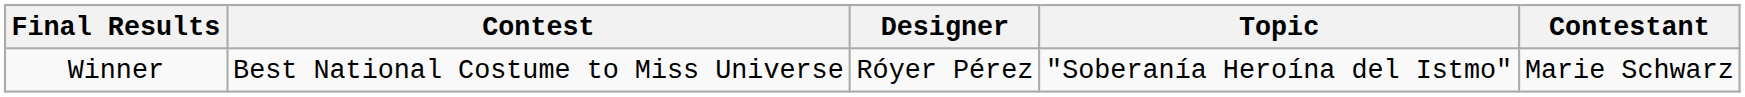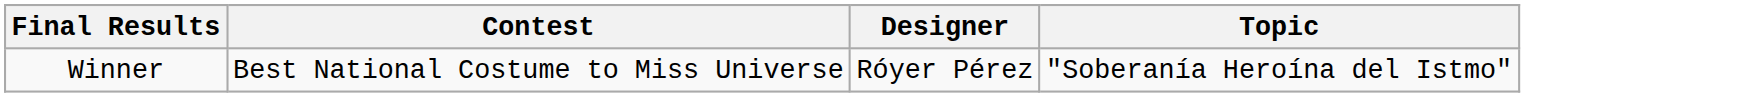- column: (1629, 27)
